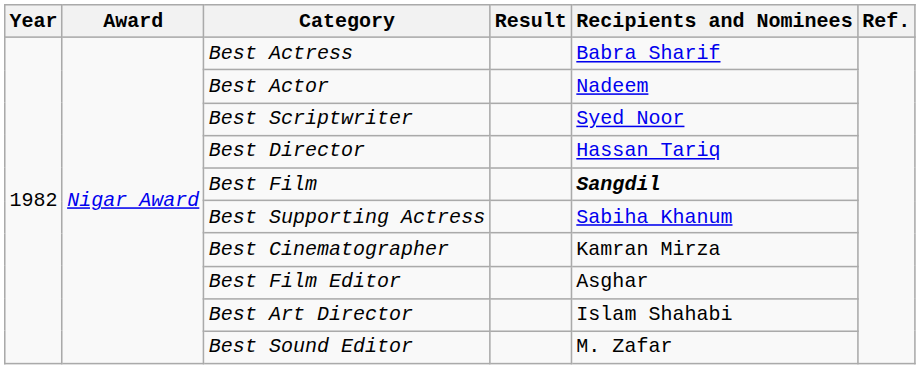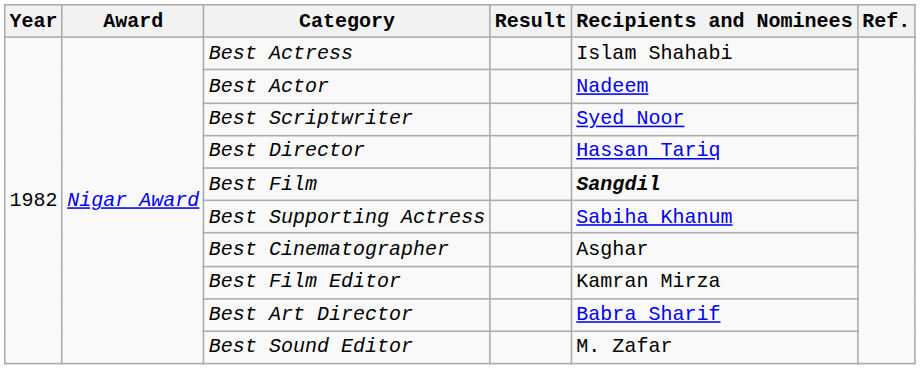(648, 54) Babra Sharif -> (654, 54) Islam Shahabi
(648, 249) Kamran Mirza -> (612, 249) Asghar
(612, 282) Asghar -> (648, 282) Kamran Mirza
(654, 315) Islam Shahabi -> (648, 315) Babra Sharif
